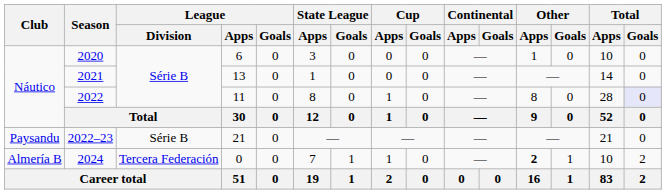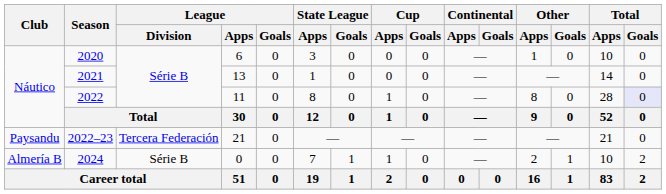(169, 138) Série B -> (169, 138) Tercera Federación
(169, 158) Tercera Federación -> (169, 158) Série B
(534, 158) bold -> (534, 158) normal
